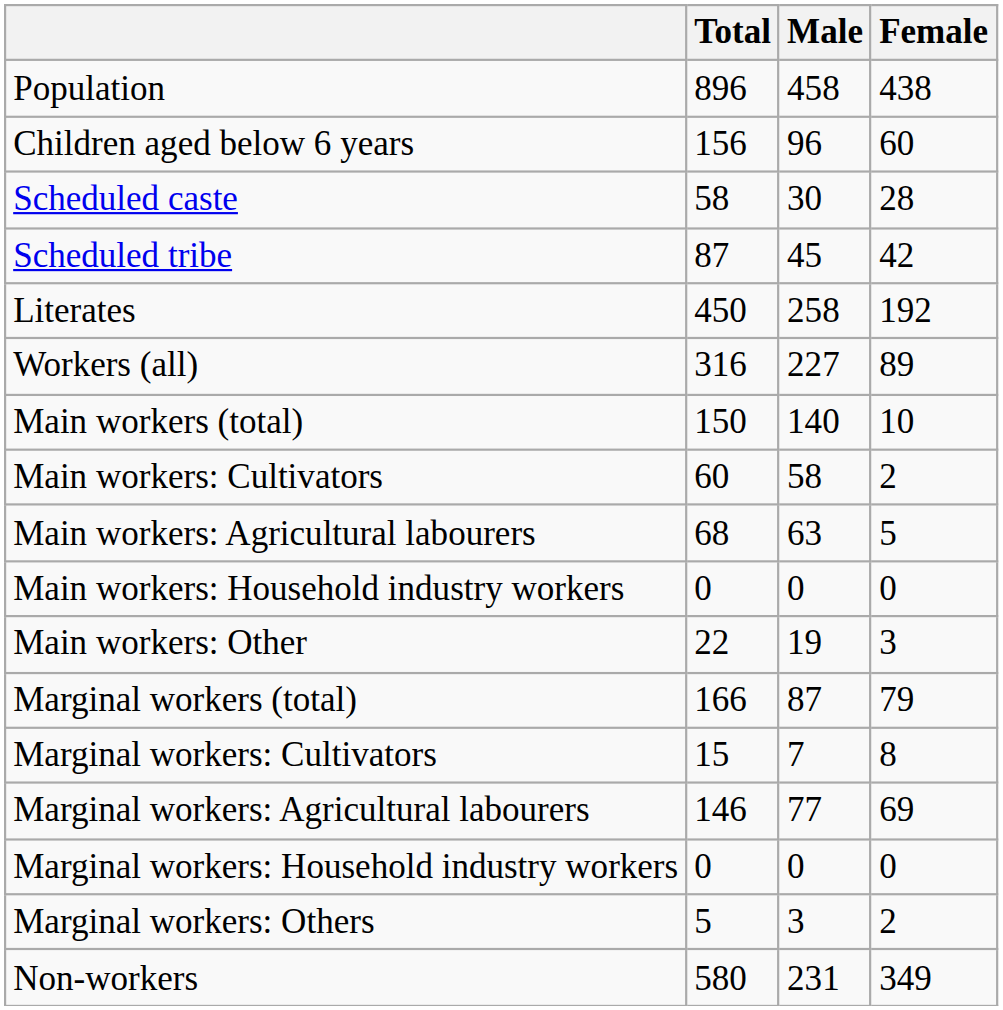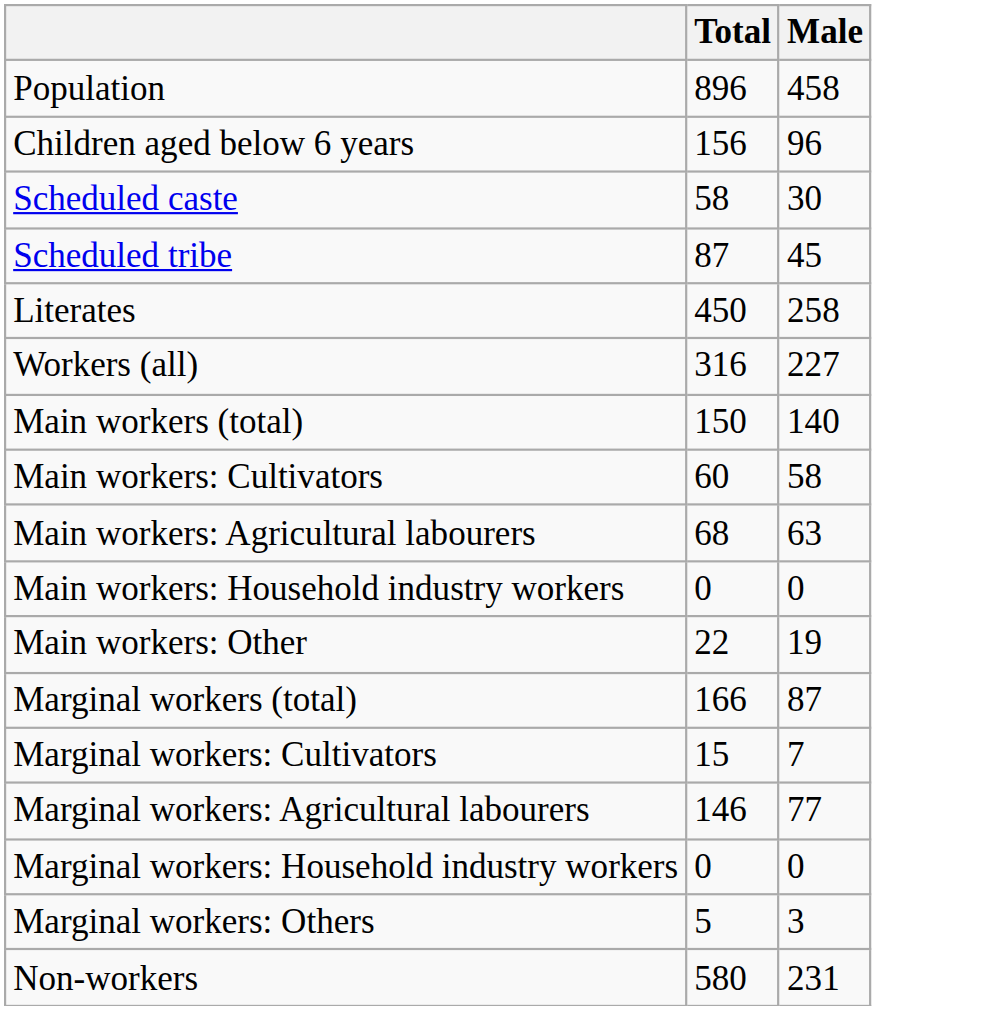- column: (934, 32)
